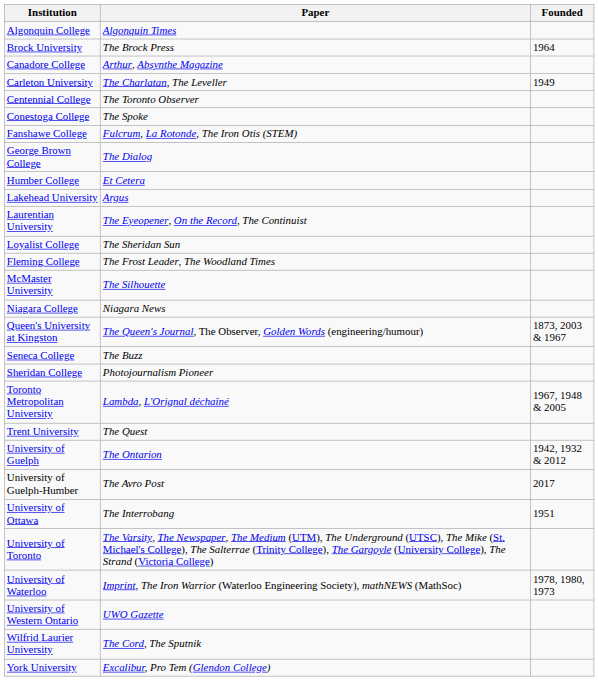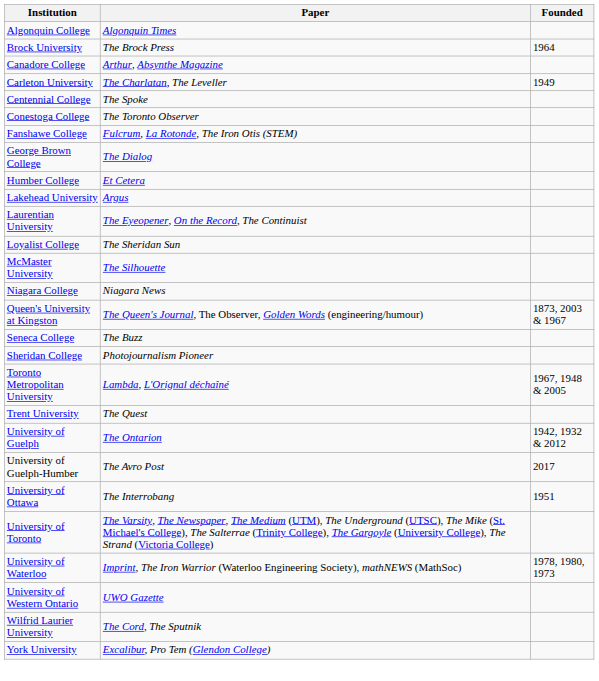(151, 99) The Toronto Observer -> (125, 99) The Spoke
(125, 116) The Spoke -> (151, 116) The Toronto Observer
- row: (43, 261)
